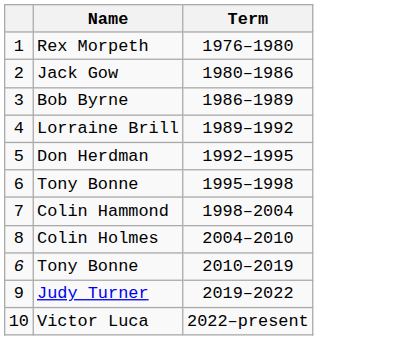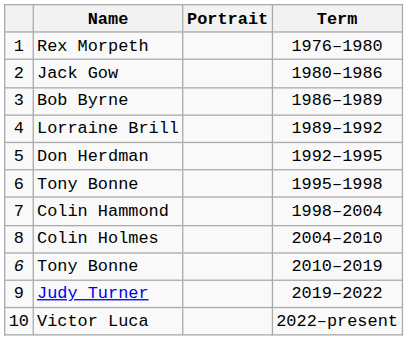+ column: (228, 18)
